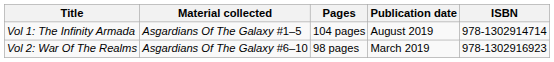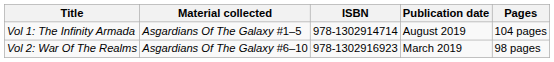columns swapped: (339, 13) <-> (504, 13)
